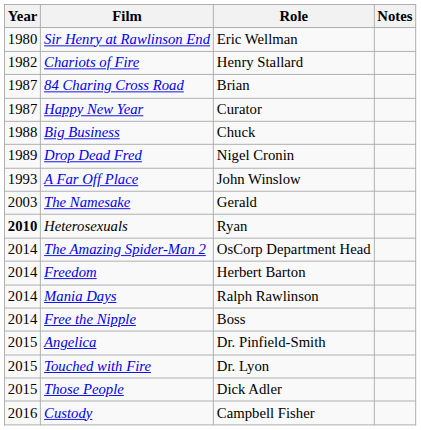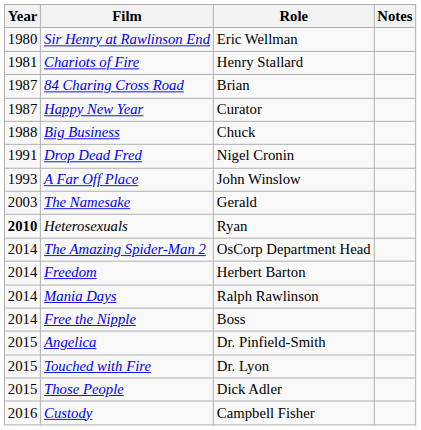(23, 62) 1982 -> (23, 62) 1981
(23, 156) 1989 -> (23, 156) 1991
